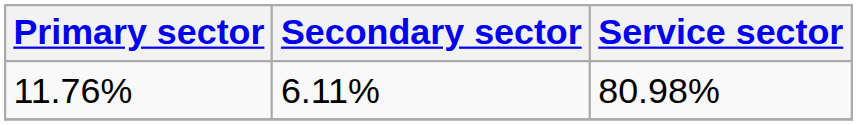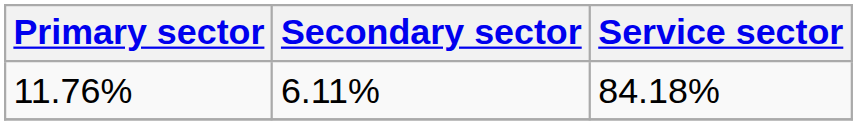(659, 89) 80.98% -> (659, 89) 84.18%
